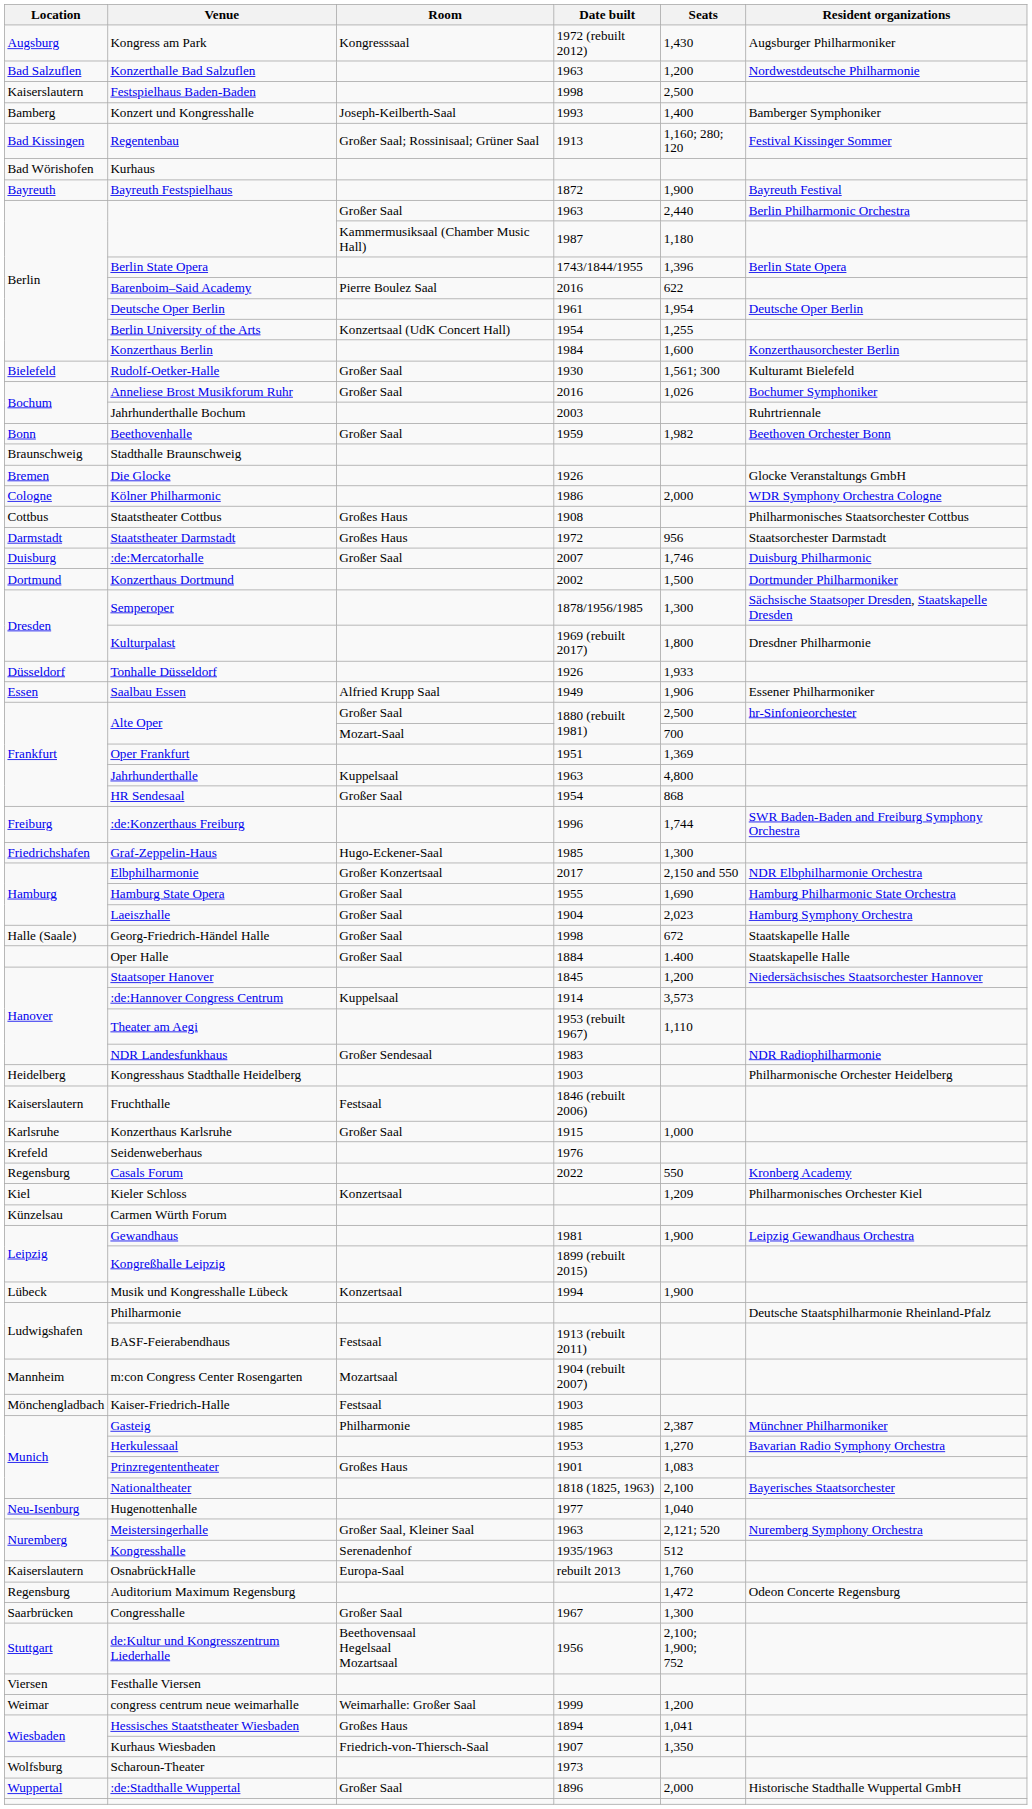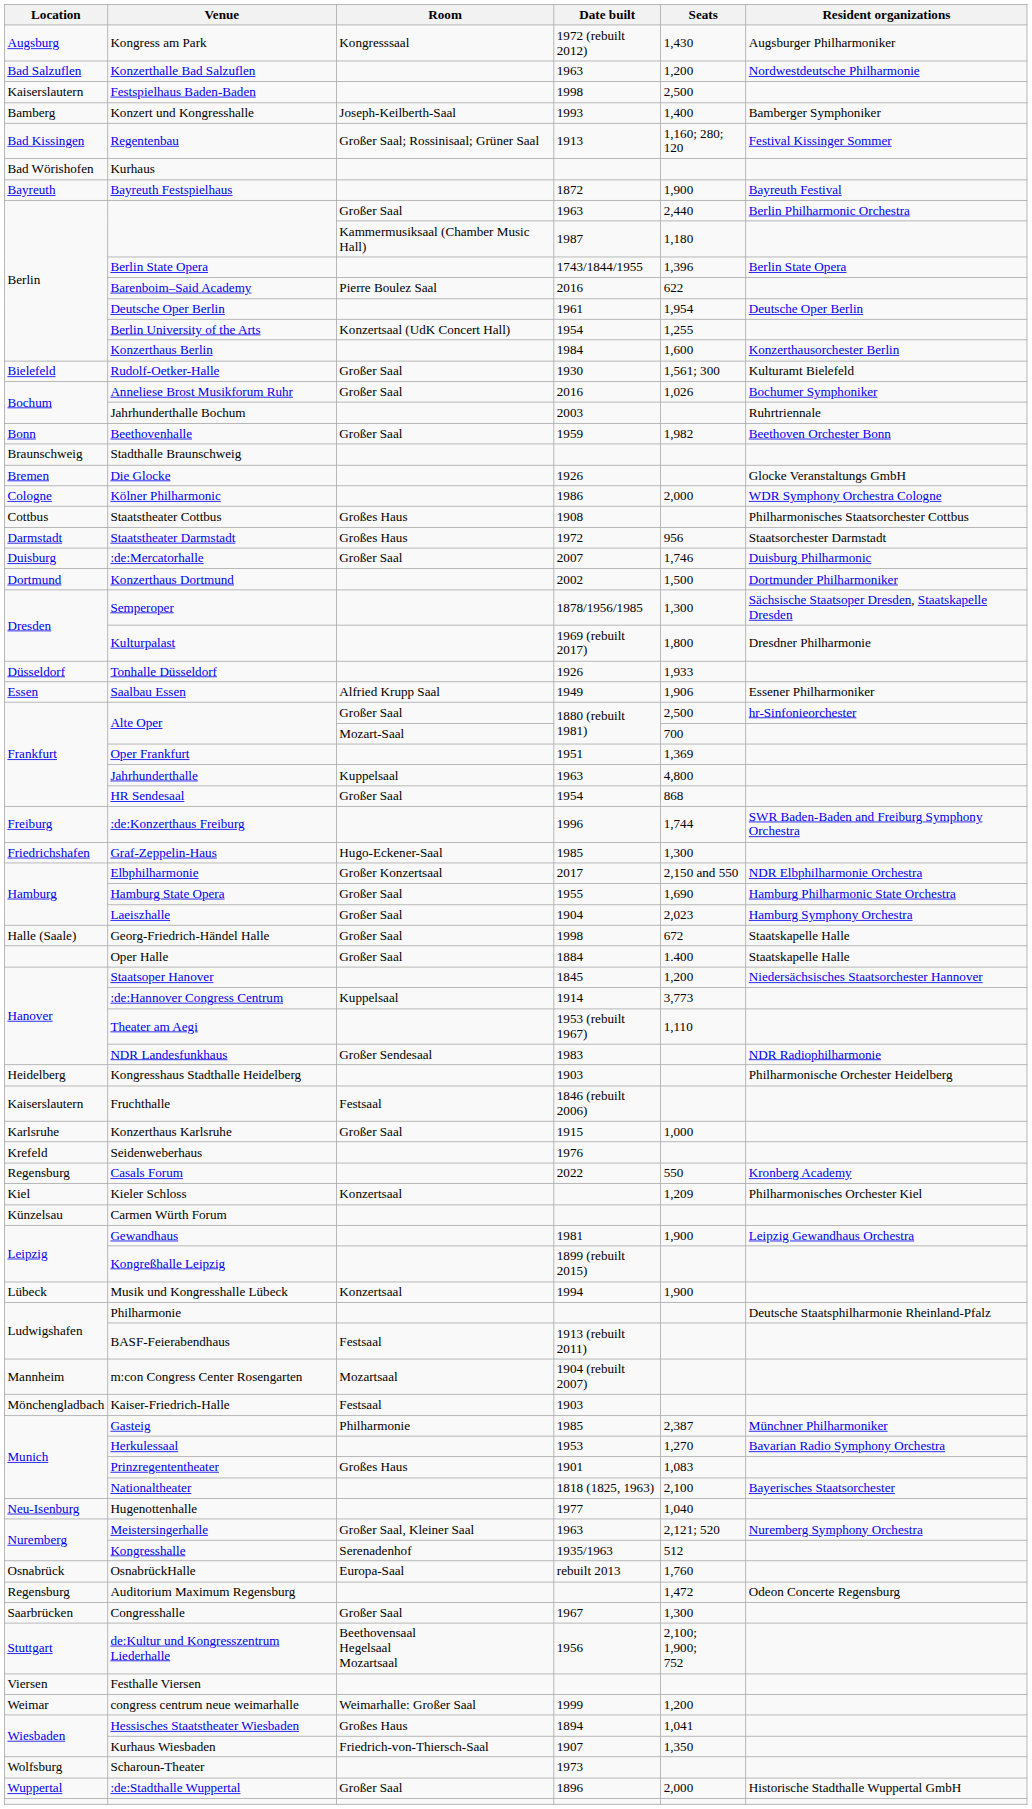(678, 998) 3,573 -> (678, 998) 3,773
(45, 1571) Kaiserslautern -> (36, 1571) Osnabrück
